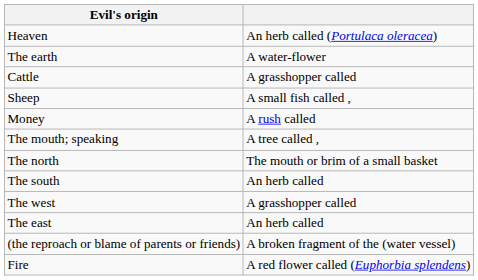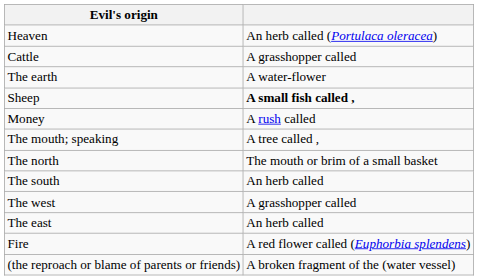rows swapped: (32, 56) <-> (23, 77)
(299, 98) normal -> (300, 98) bold
rows swapped: (18, 264) <-> (124, 243)
